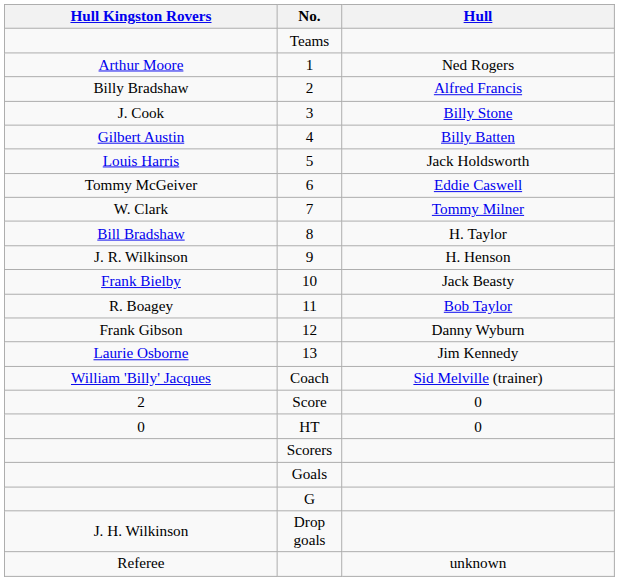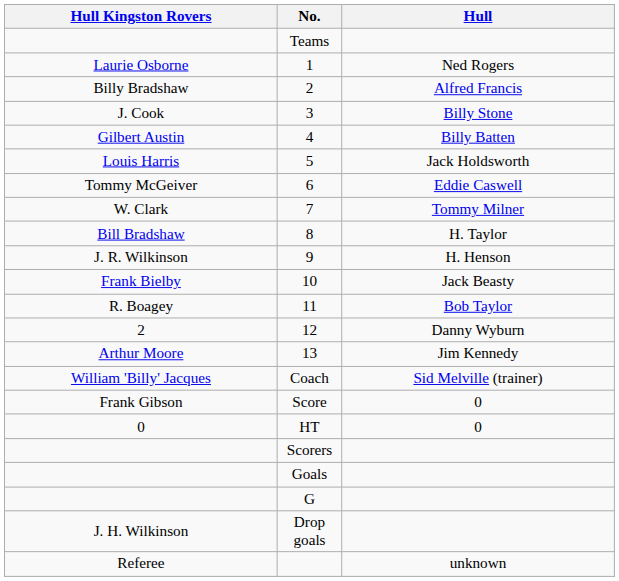(141, 64) Arthur Moore -> (141, 64) Laurie Osborne
(141, 329) Frank Gibson -> (141, 329) 2
(141, 354) Laurie Osborne -> (141, 354) Arthur Moore
(141, 402) 2 -> (141, 402) Frank Gibson
